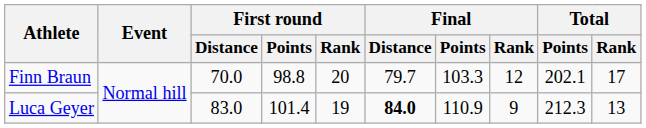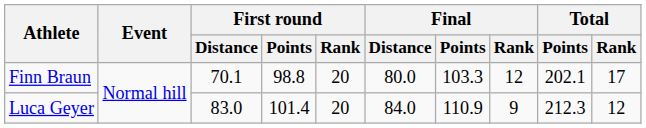(226, 78) 70.0 -> (226, 78) 70.1
(400, 78) 79.7 -> (400, 78) 80.0
(340, 108) 19 -> (340, 108) 20
(400, 108) bold -> (400, 108) normal
(616, 108) 13 -> (616, 108) 12
